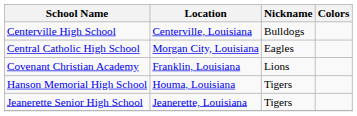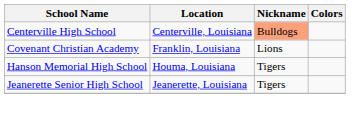(284, 31) no background -> (277, 31) lightsalmon background
- row: (73, 48)
